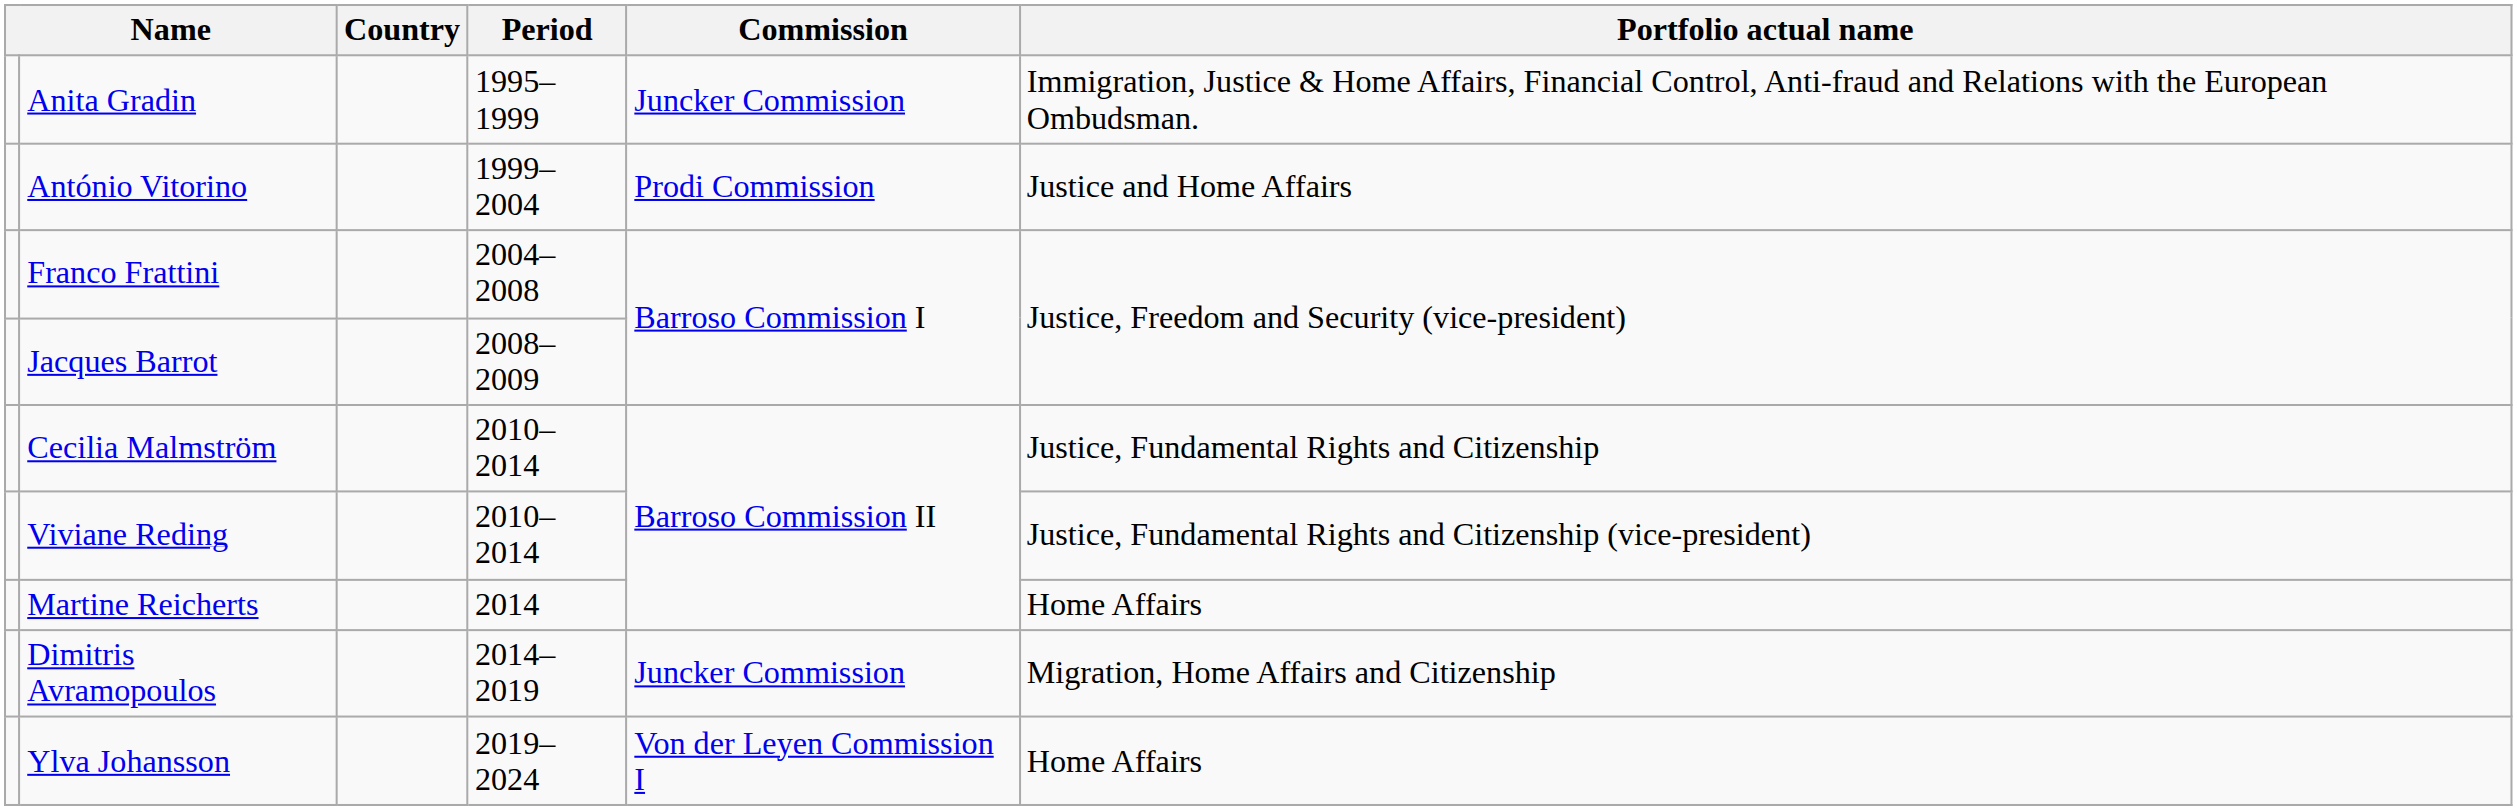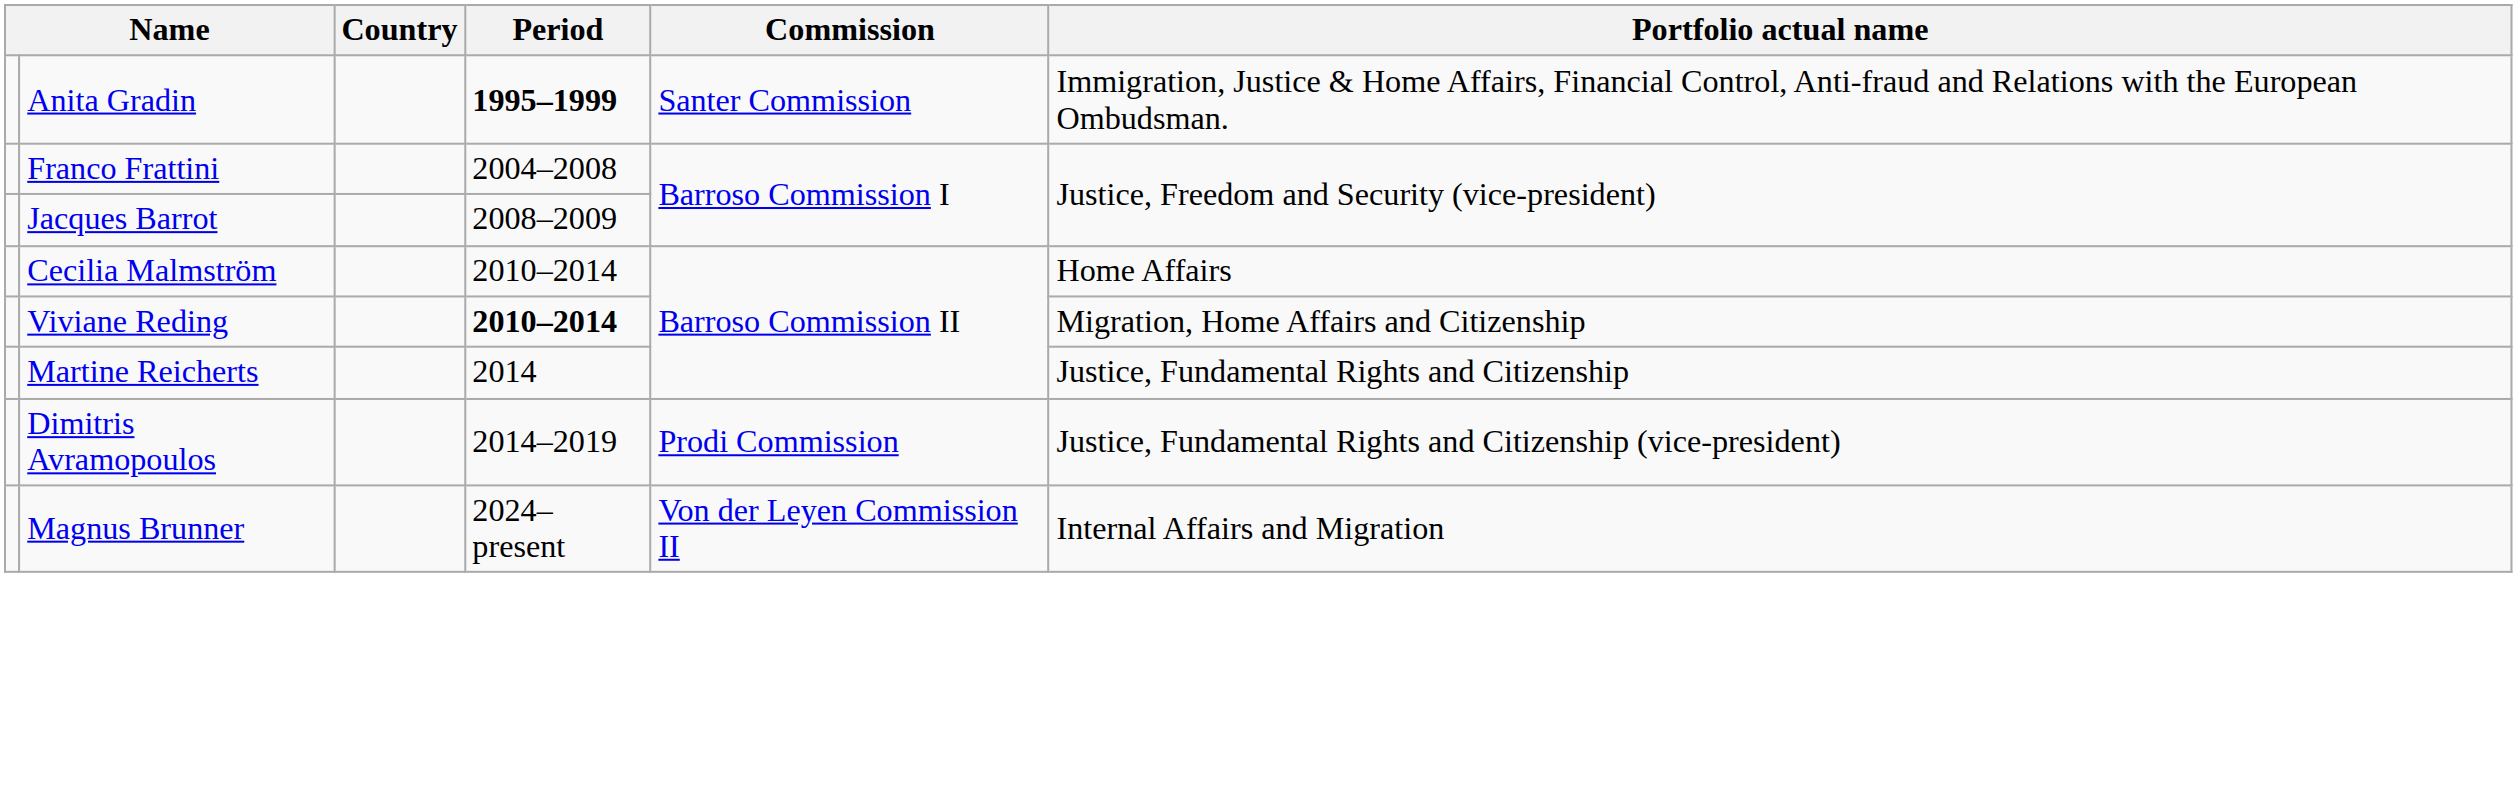(515, 99) normal -> (545, 99) bold
(770, 99) Juncker Commission -> (785, 99) Santer Commission
- row: (137, 186)
(1313, 447) Justice, Fundamental Rights and Citizenship -> (1144, 270) Home Affairs
(515, 535) normal -> (545, 321) bold
(1419, 535) Justice, Fundamental Rights and Citizenship (vice-president) -> (1321, 321) Migration, Home Affairs and Citizenship
(1114, 604) Home Affairs -> (1343, 372) Justice, Fundamental Rights and Citizenship
(770, 673) Juncker Commission -> (779, 441) Prodi Commission
(1291, 673) Migration, Home Affairs and Citizenship -> (1449, 441) Justice, Fundamental Rights and Citizenship (vice-president)
- row: (129, 760)
+ row: (136, 528)
